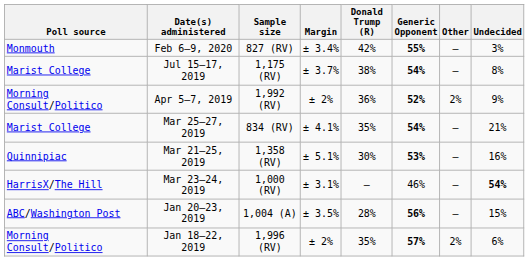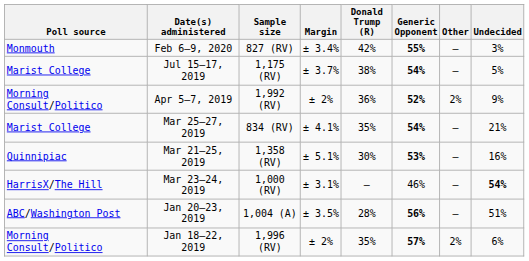(498, 70) 8% -> (498, 70) 5%
(498, 213) 15% -> (498, 213) 51%
